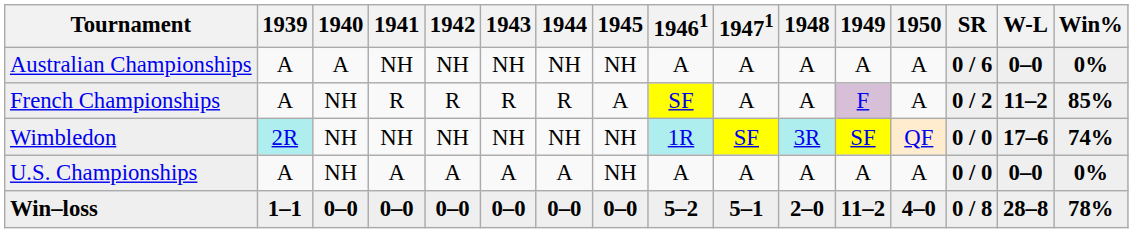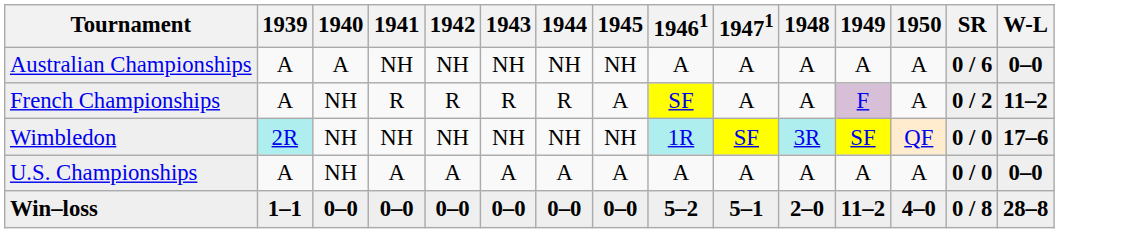- column: (1091, 25)
(620, 172) NH -> (620, 172) A
